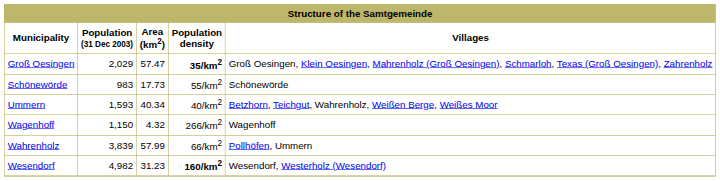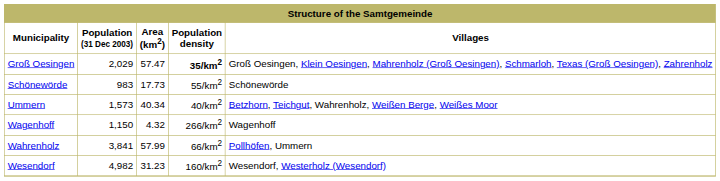(121, 104) 1,593 -> (121, 104) 1,573
(121, 145) 3,839 -> (121, 145) 3,841
(203, 165) bold -> (204, 165) normal
